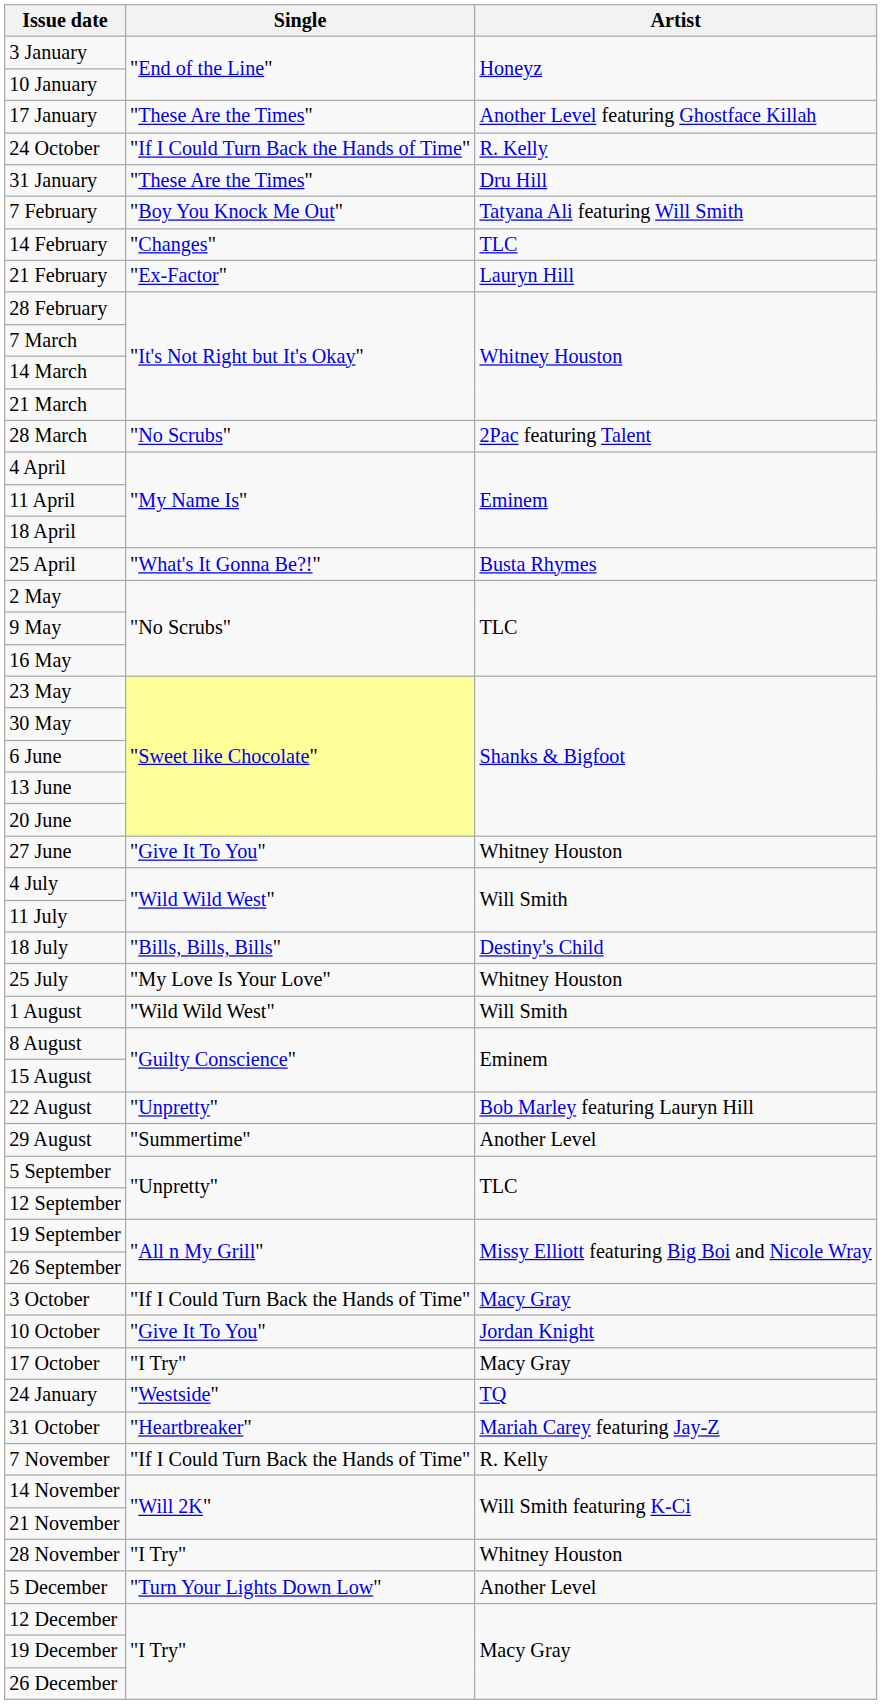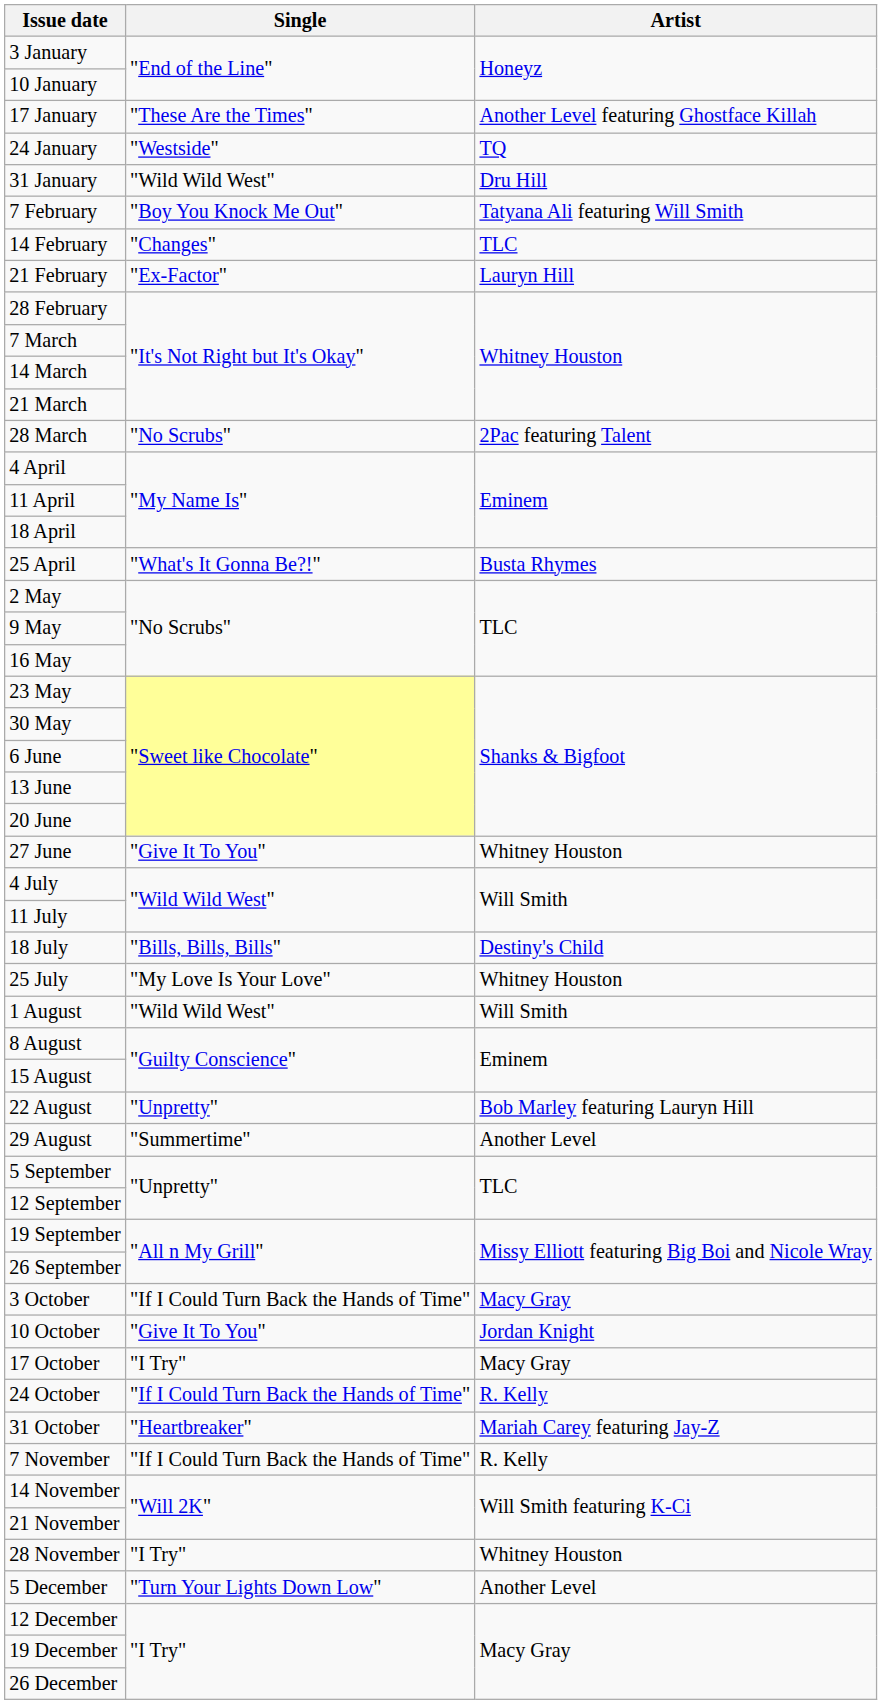rows swapped: (53, 1395) <-> (54, 148)
(221, 180) "These Are the Times" -> (202, 180) "Wild Wild West"
